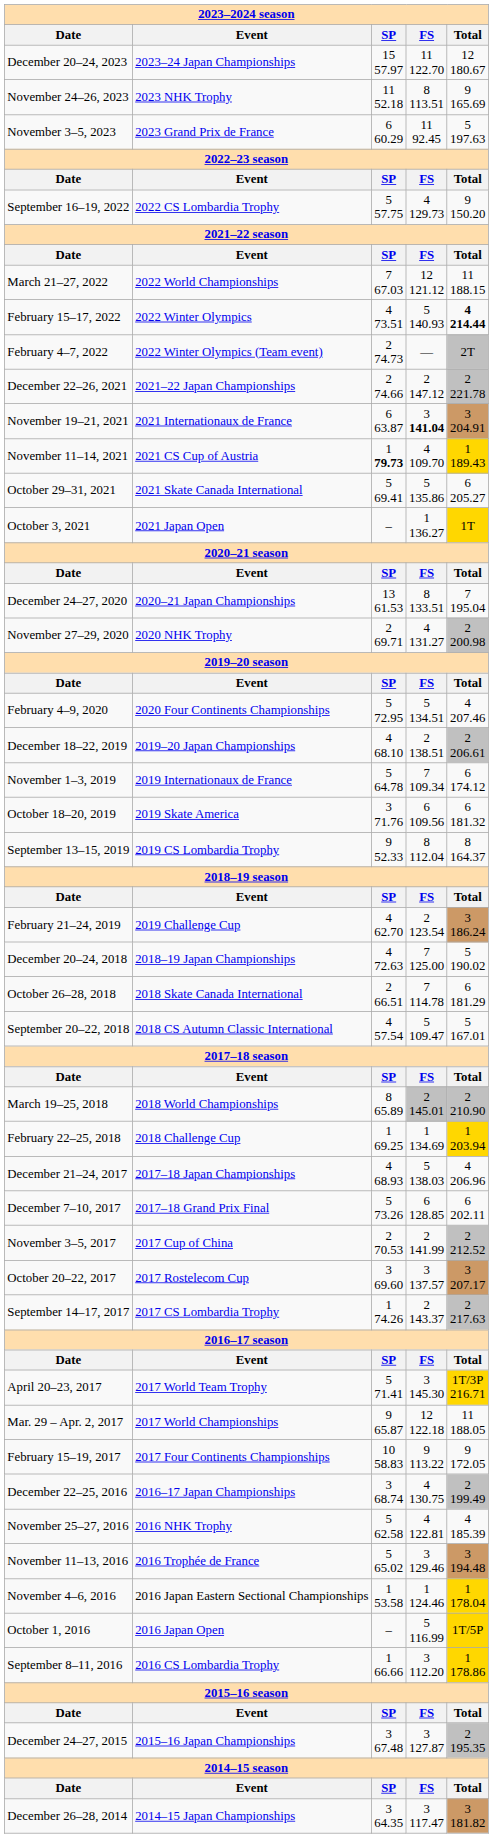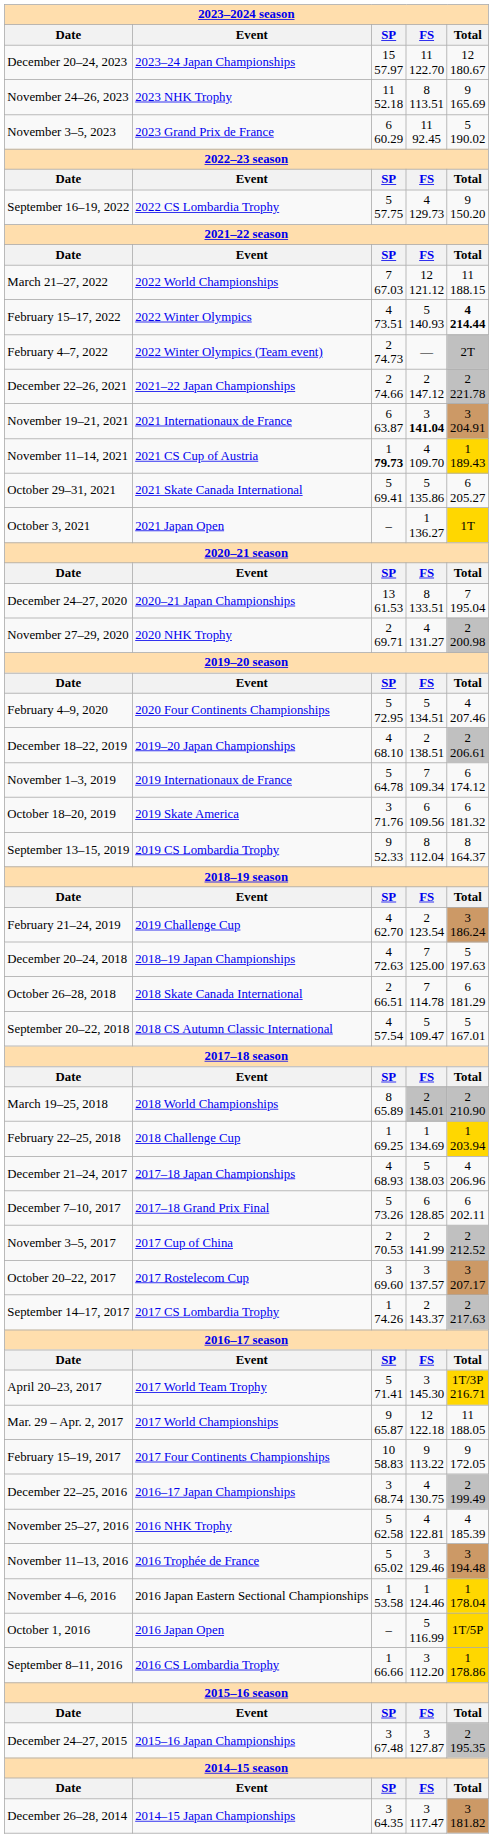(468, 131) 5 197.63 -> (468, 131) 5 190.02
(468, 959) 5 190.02 -> (468, 959) 5 197.63
